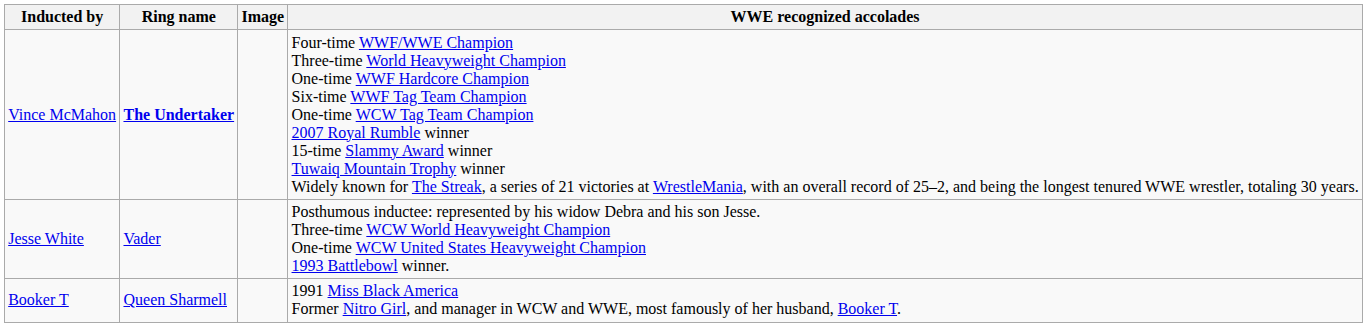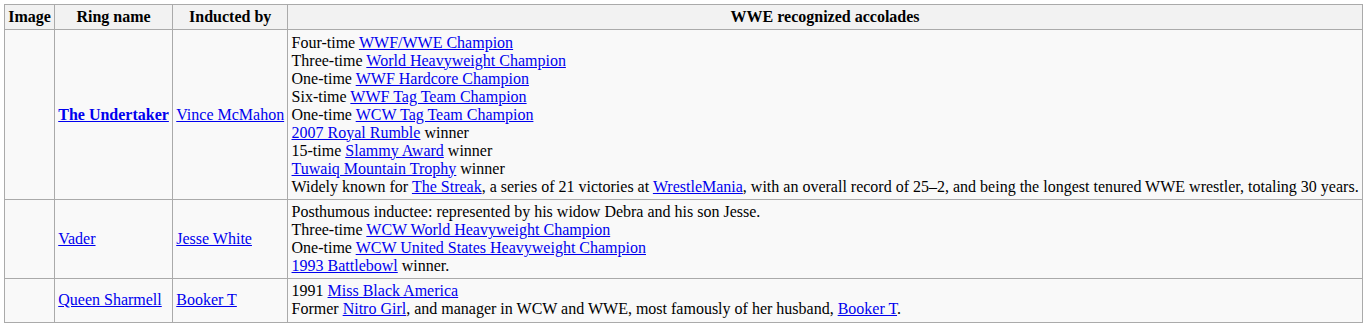columns swapped: (263, 17) <-> (62, 17)
